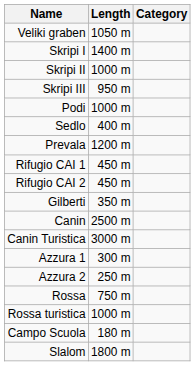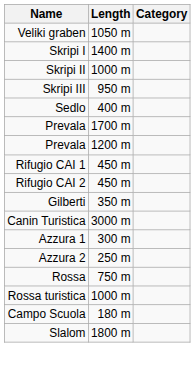- row: (74, 108)
+ row: (65, 127)
- row: (70, 220)
